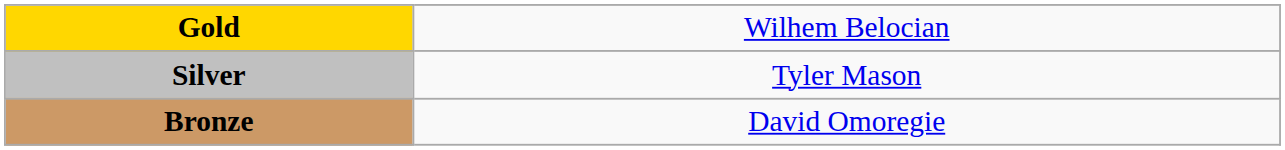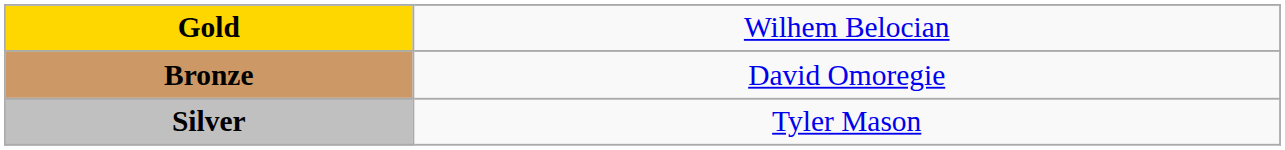rows swapped: (209, 74) <-> (209, 121)
